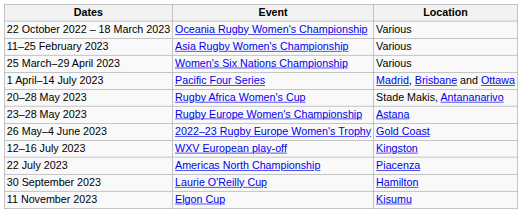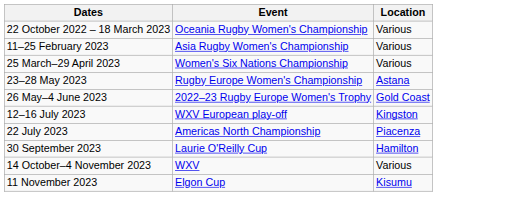- row: (55, 81)
- row: (47, 98)
+ row: (79, 166)
